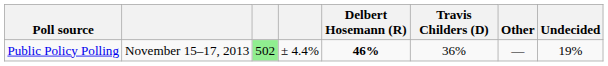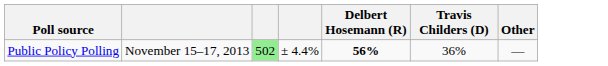- column: (570, 29)
(366, 50) 46% -> (366, 50) 56%
